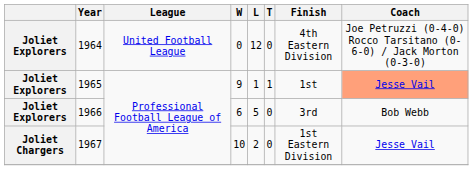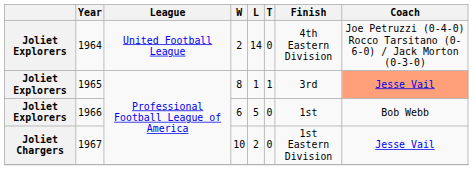(239, 46) 0 -> (239, 46) 2
(256, 46) 12 -> (256, 46) 14
(239, 85) 9 -> (239, 85) 8
(309, 85) 1st -> (309, 85) 3rd
(309, 112) 3rd -> (309, 112) 1st
